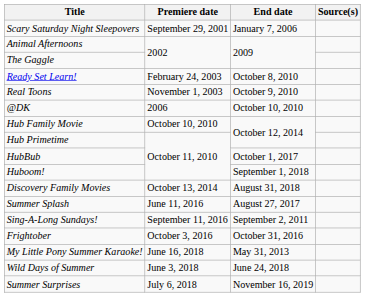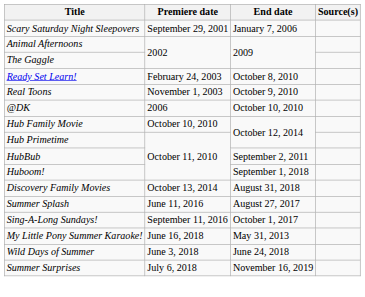(265, 156) October 1, 2017 -> (271, 156) September 2, 2011
(271, 220) September 2, 2011 -> (265, 220) October 1, 2017
- row: (29, 236)
